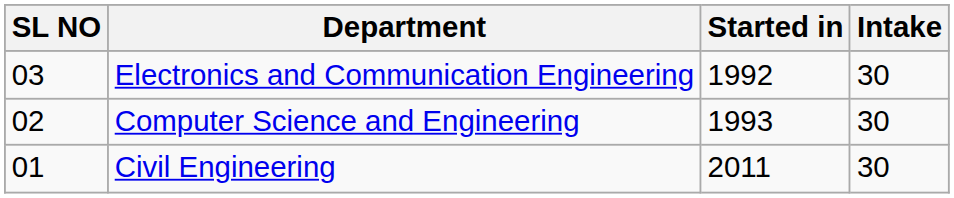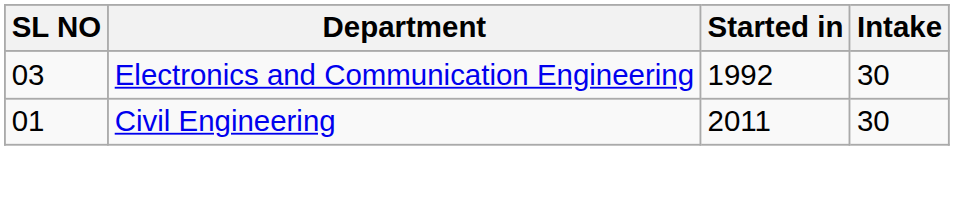- row: (347, 121)
